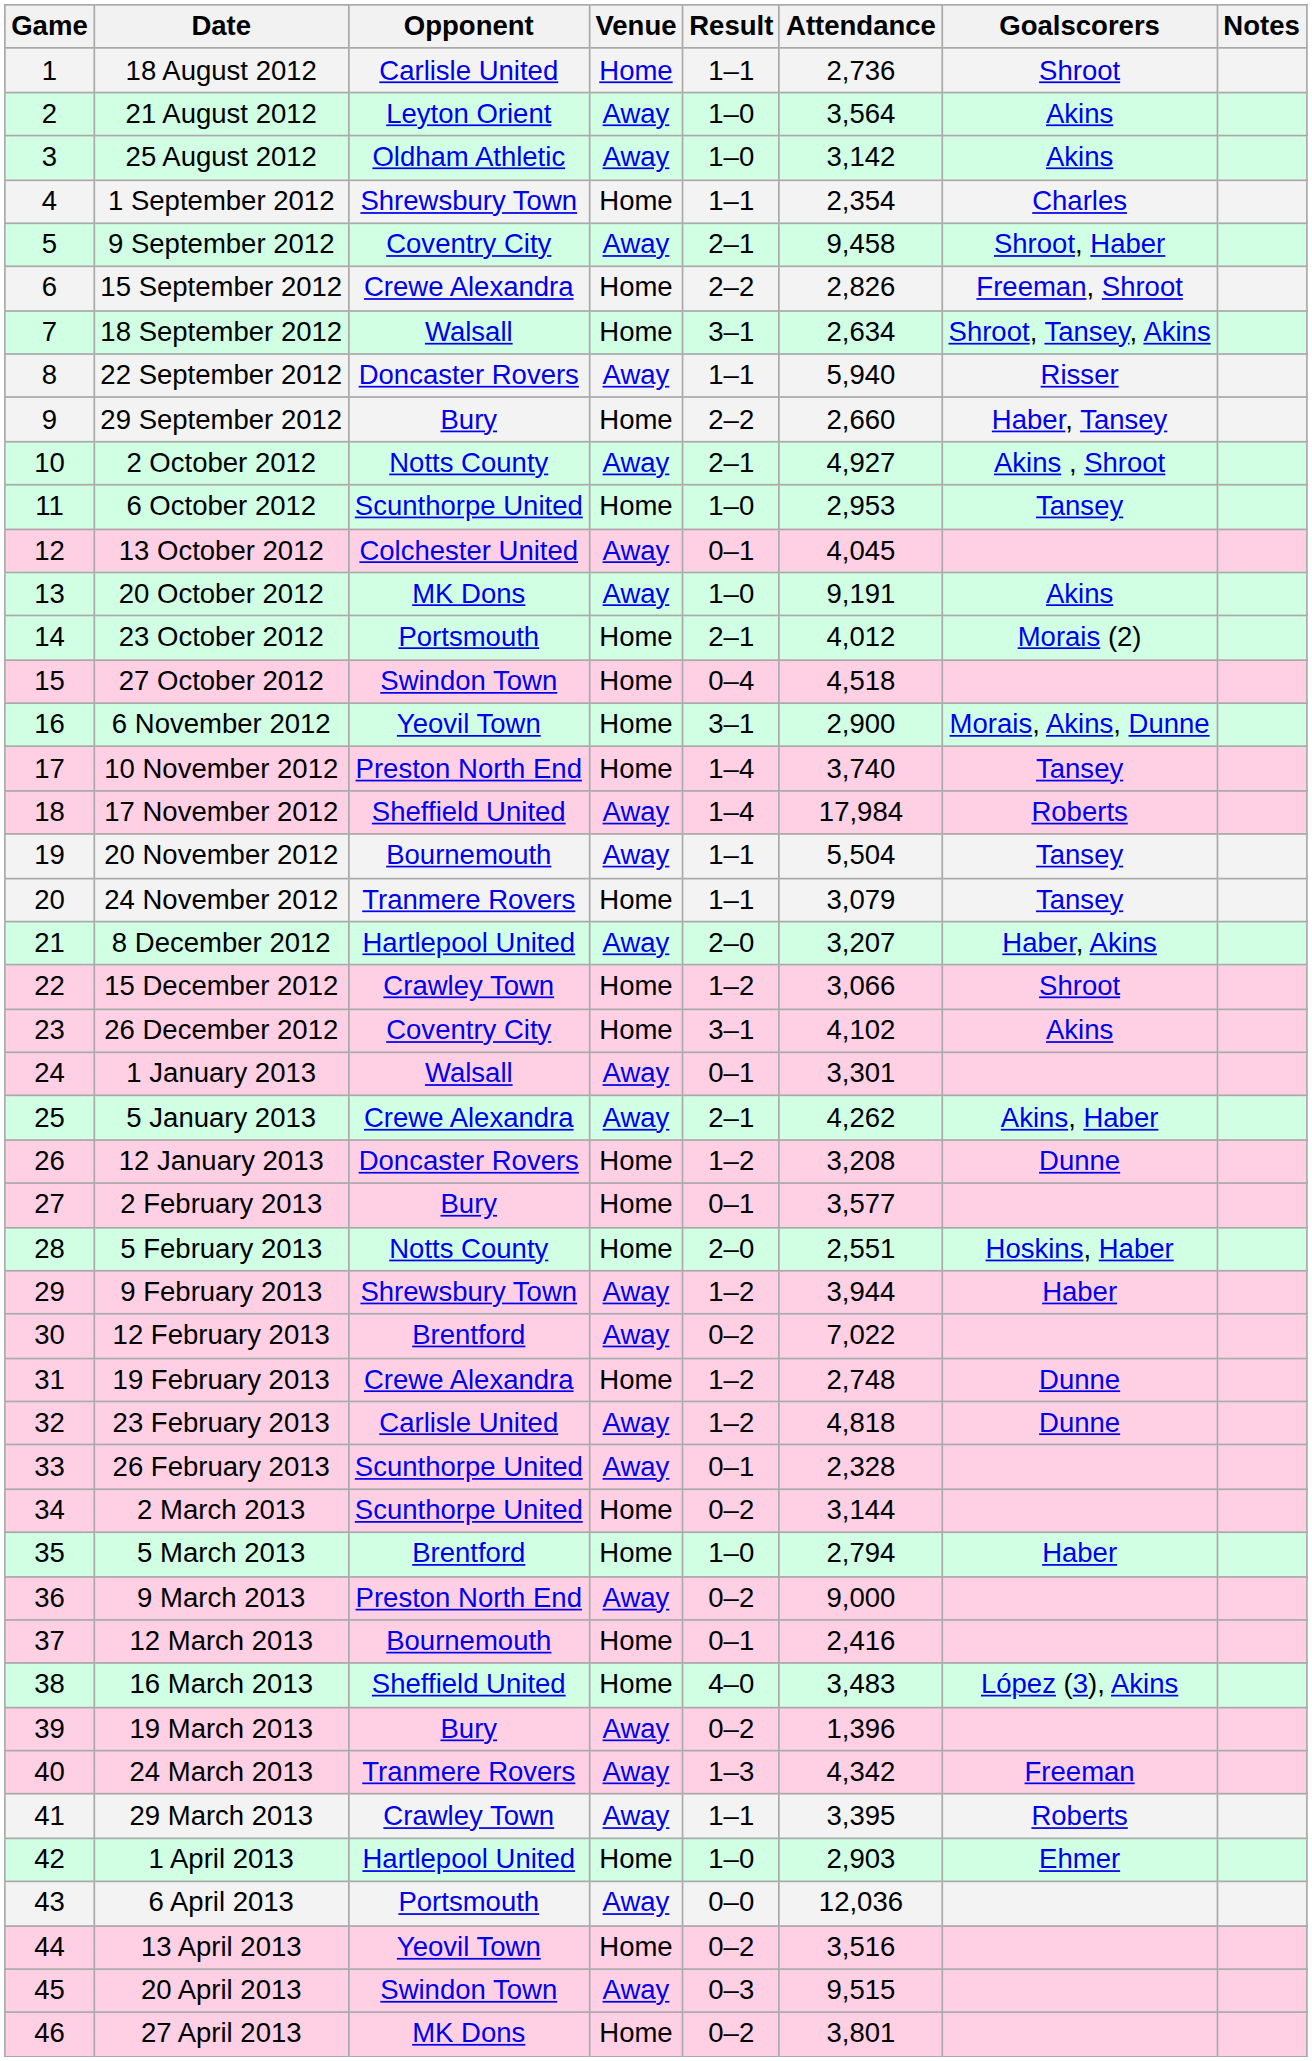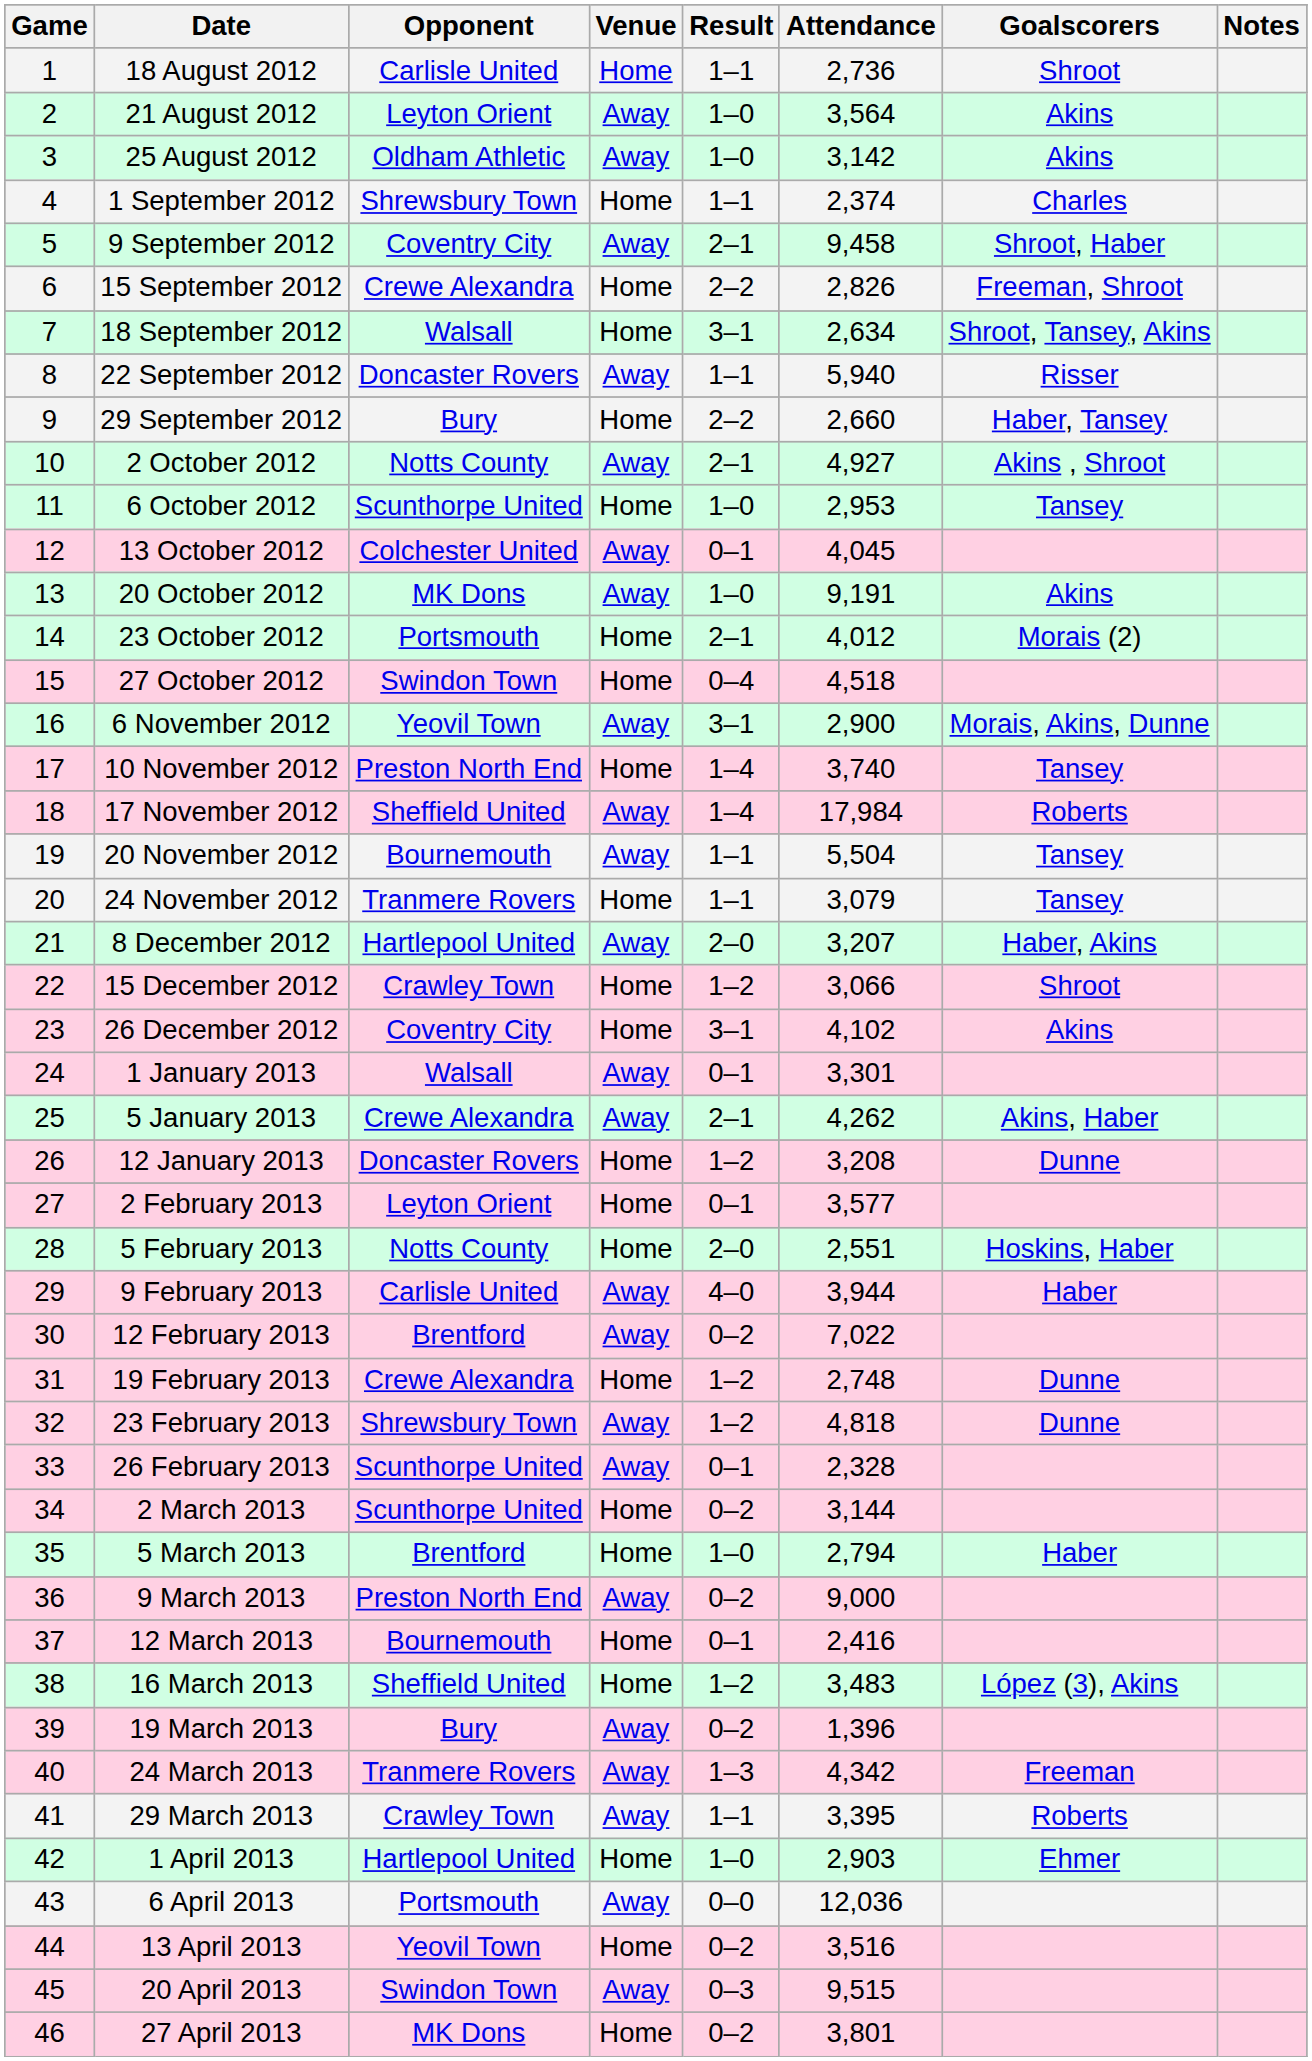(861, 200) 2,354 -> (861, 200) 2,374
(636, 724) Home -> (636, 724) Away
(469, 1204) Bury -> (469, 1204) Leyton Orient
(469, 1292) Shrewsbury Town -> (469, 1292) Carlisle United
(731, 1292) 1–2 -> (731, 1292) 4–0
(469, 1422) Carlisle United -> (469, 1422) Shrewsbury Town
(731, 1684) 4–0 -> (731, 1684) 1–2
